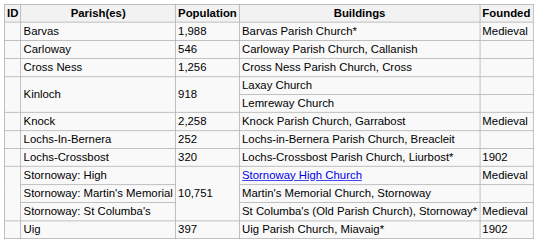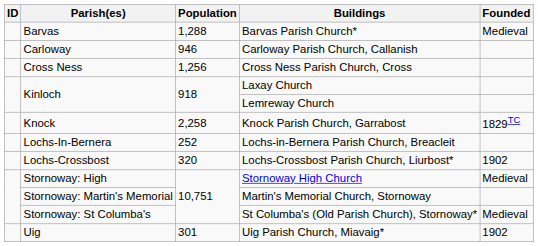(192, 31) 1,988 -> (192, 31) 1,288
(188, 49) 546 -> (188, 49) 946
(505, 121) Medieval -> (501, 123) 1829TC
(188, 229) 397 -> (188, 232) 301
